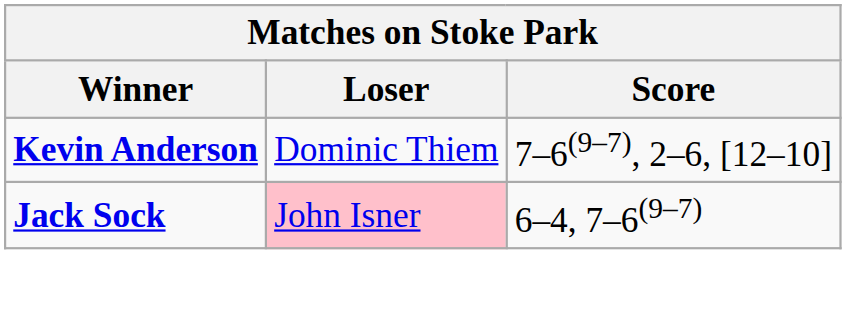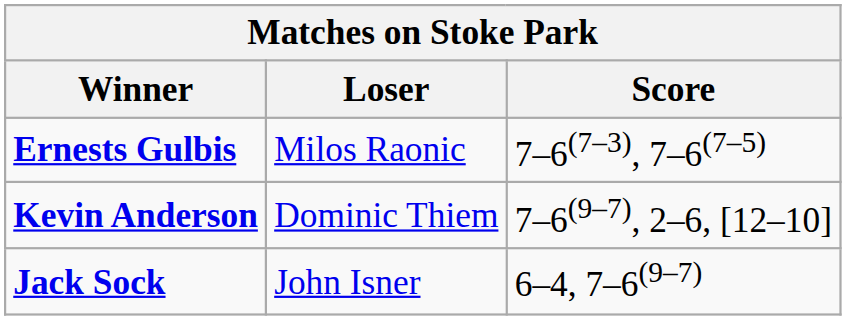+ row: (125, 149)
(347, 215) pink background -> (347, 280) no background
